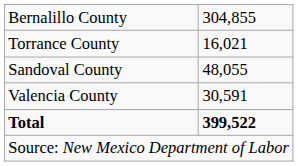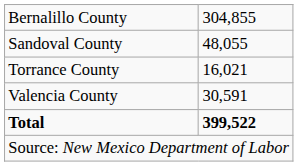rows swapped: (65, 69) <-> (64, 43)
